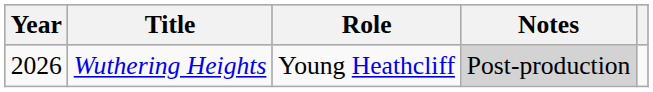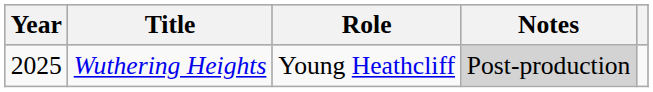(36, 65) 2026 -> (36, 65) 2025
